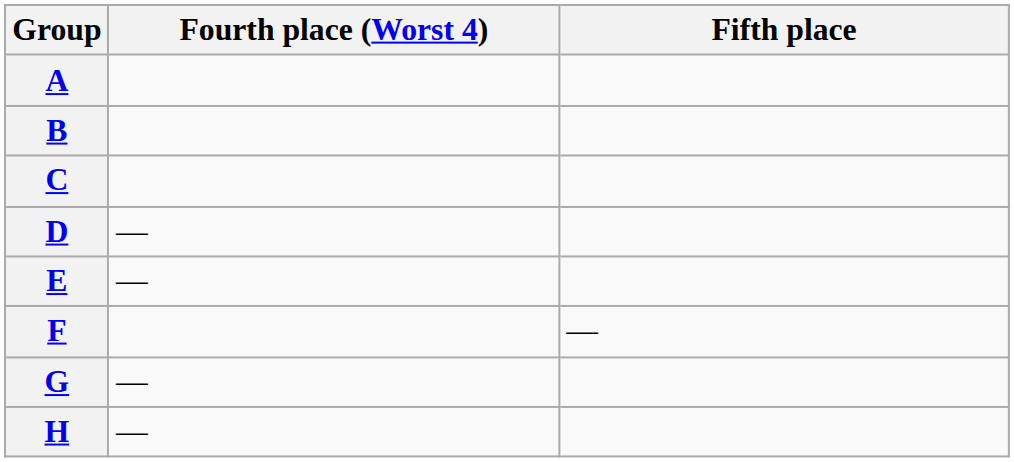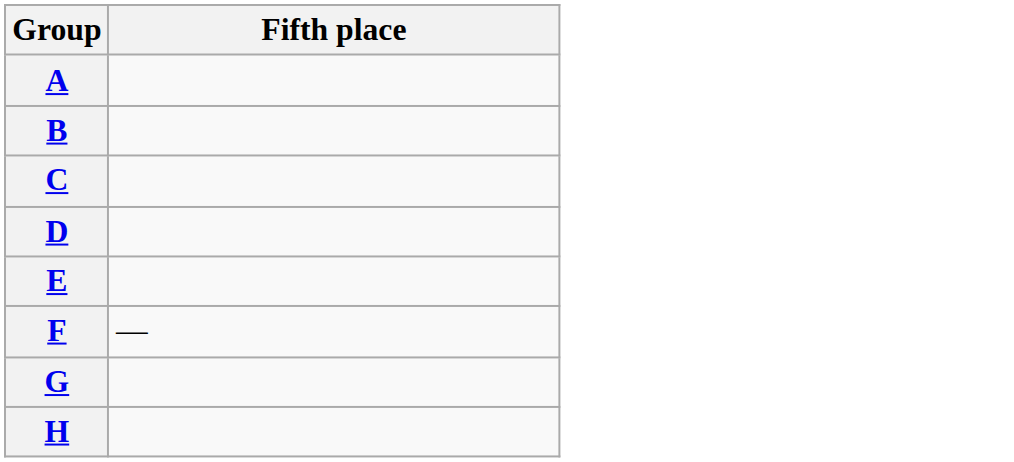- column: (334, 29)
